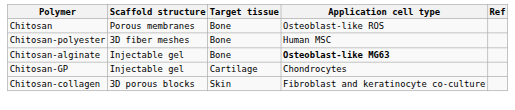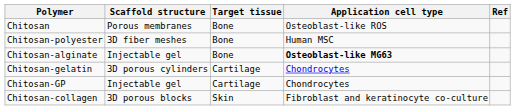+ row: (50, 69)
